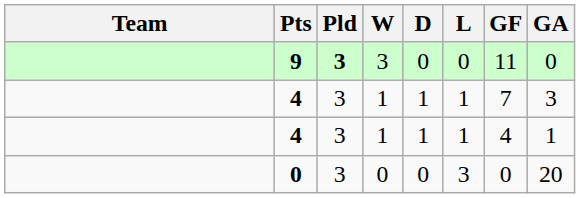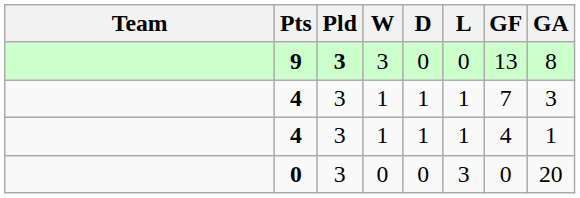(506, 60) 11 -> (506, 60) 13
(551, 60) 0 -> (551, 60) 8
